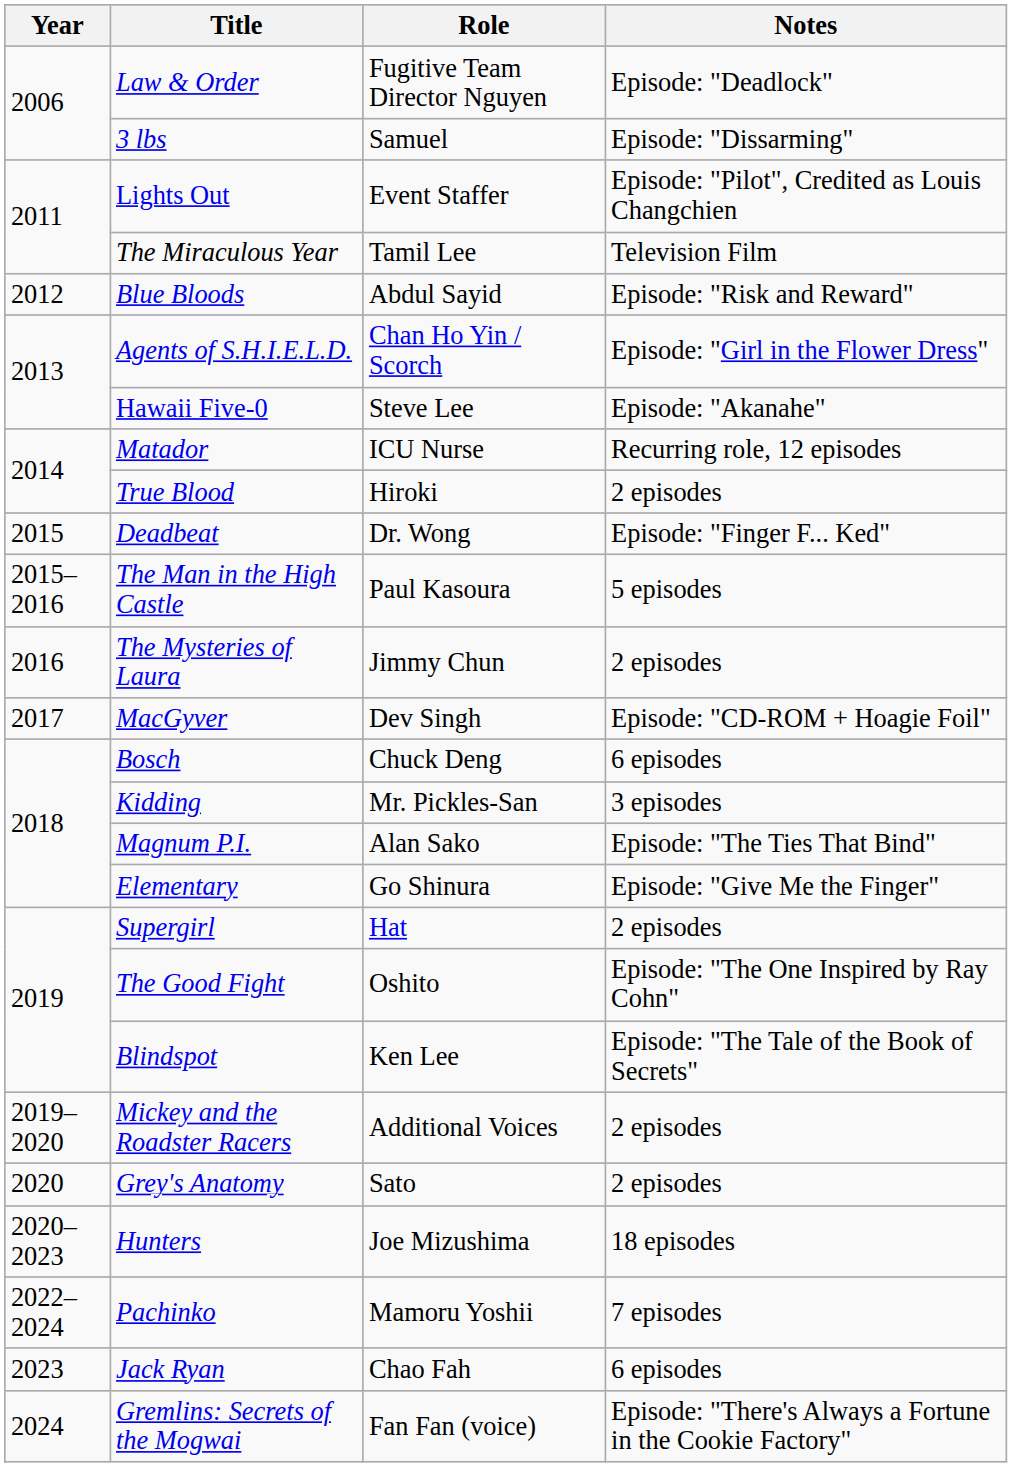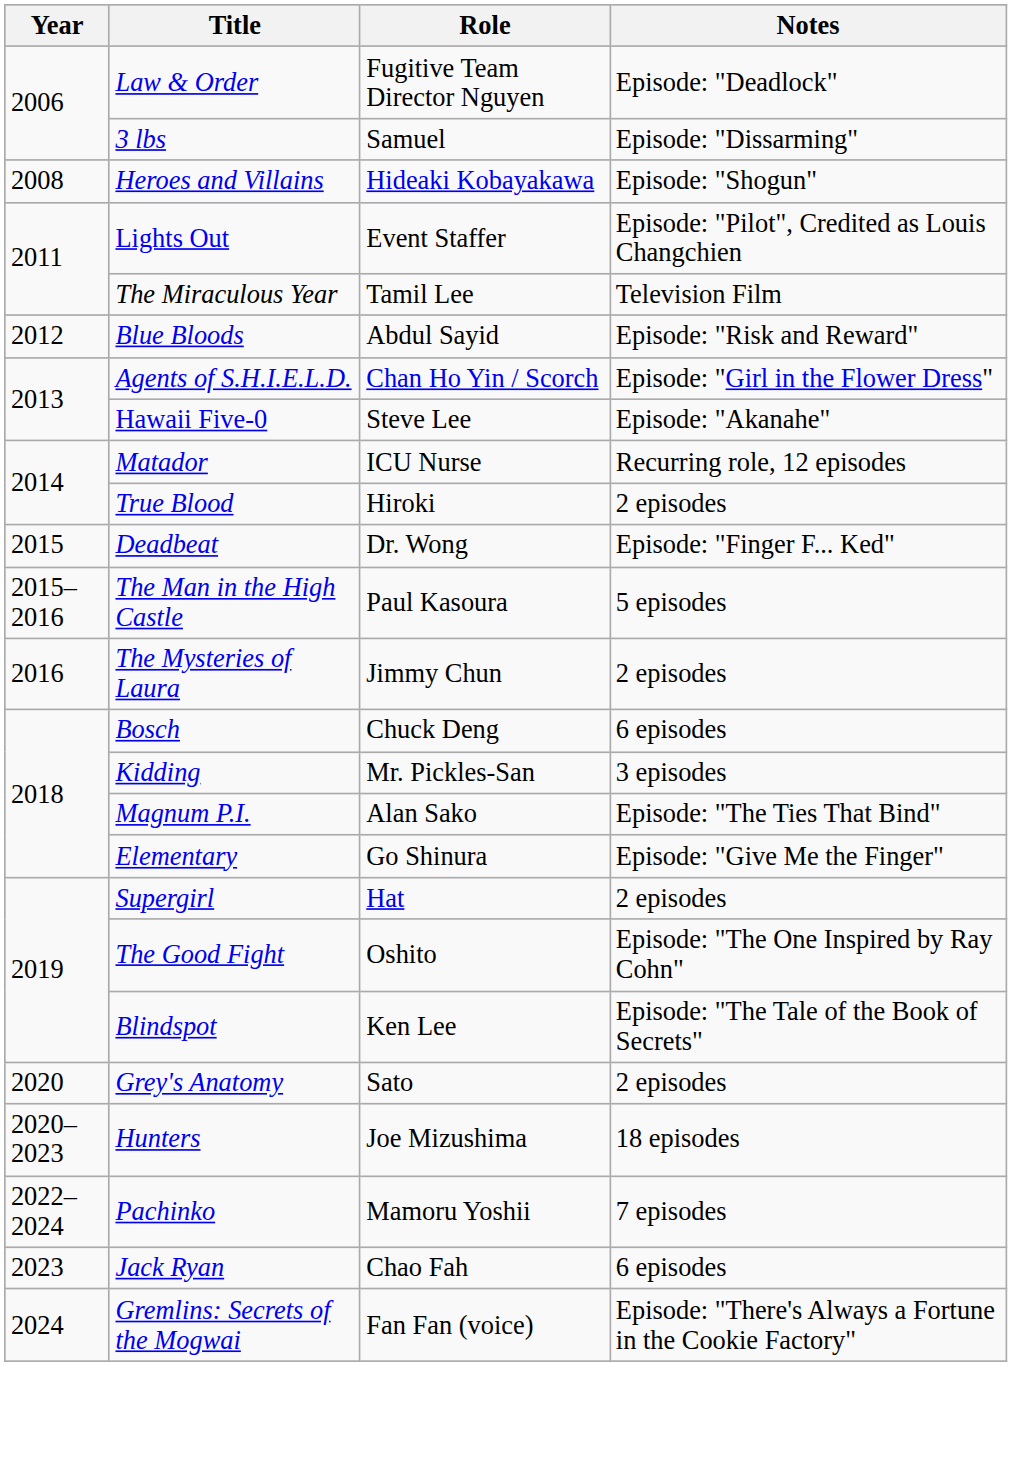+ row: (220, 180)
- row: (172, 718)
- row: (204, 1127)
